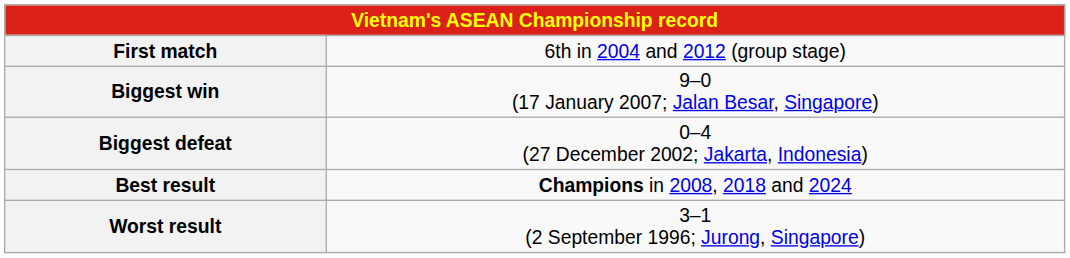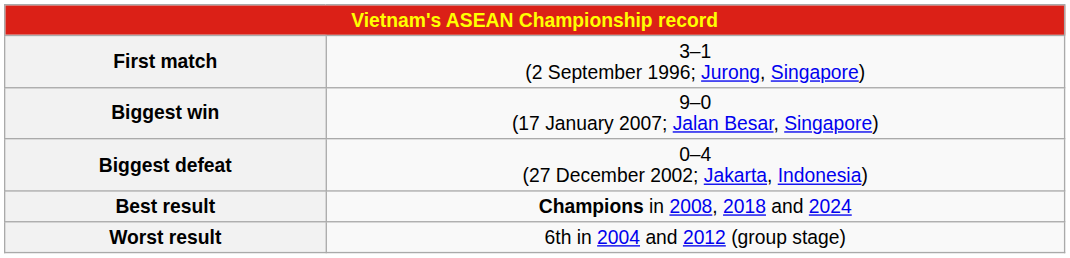(695, 51) 6th in 2004 and 2012 (group stage) -> (695, 62) 3–1 (2 September 1996; Jurong, Singapore)
(695, 226) 3–1 (2 September 1996; Jurong, Singapore) -> (695, 237) 6th in 2004 and 2012 (group stage)
